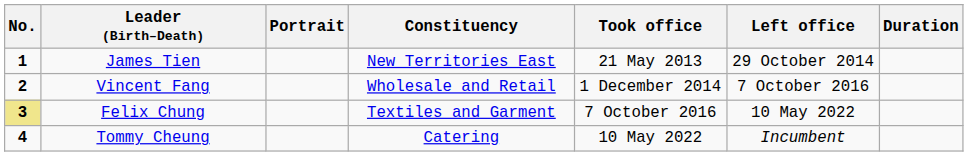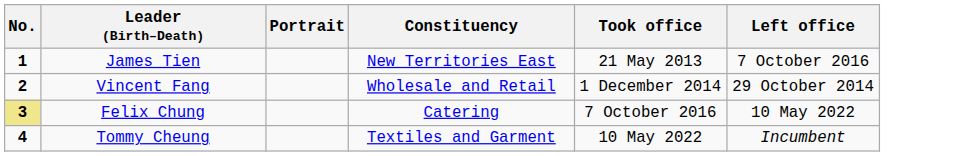- column: (921, 26)
(803, 61) 29 October 2014 -> (803, 61) 7 October 2016
(803, 87) 7 October 2016 -> (803, 87) 29 October 2014
(461, 112) Textiles and Garment -> (461, 112) Catering
(461, 138) Catering -> (461, 138) Textiles and Garment
